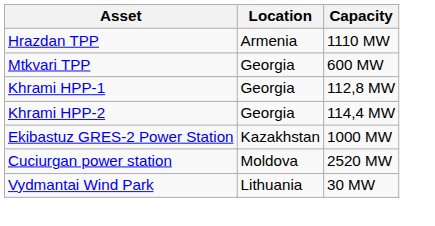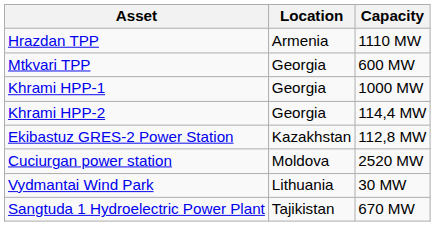(361, 88) 112,8 MW -> (391, 88) 1000 MW
(360, 137) 1000 MW -> (392, 137) 112,8 MW
+ row: (136, 209)
